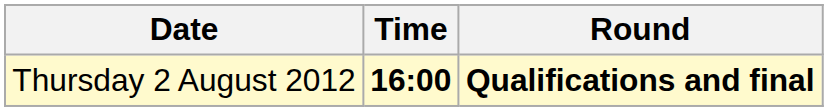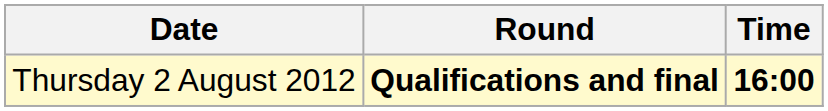columns swapped: (411, 29) <-> (640, 29)
